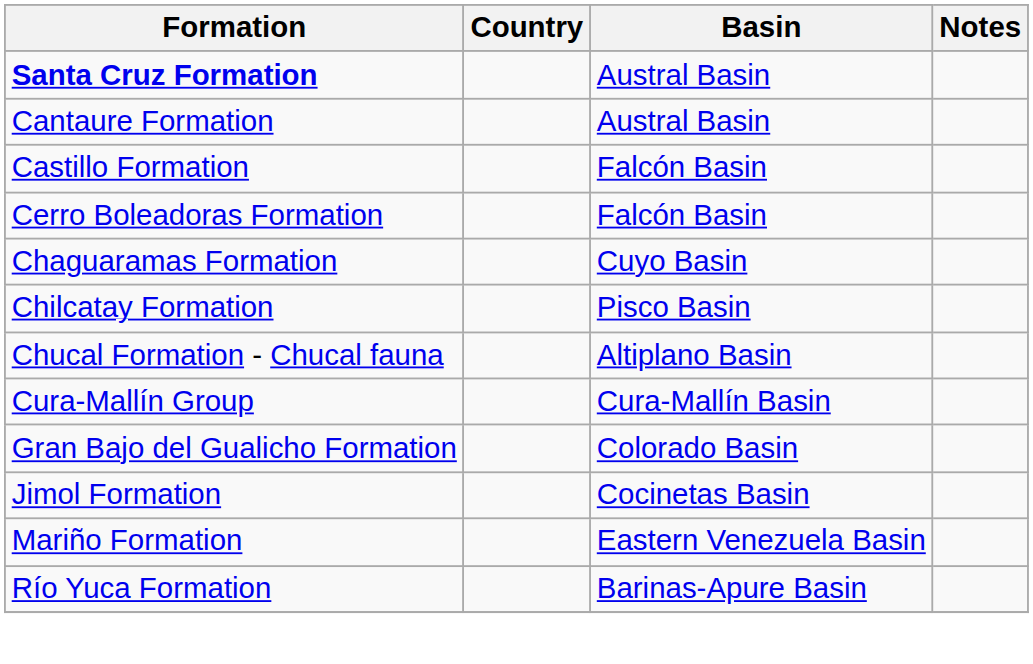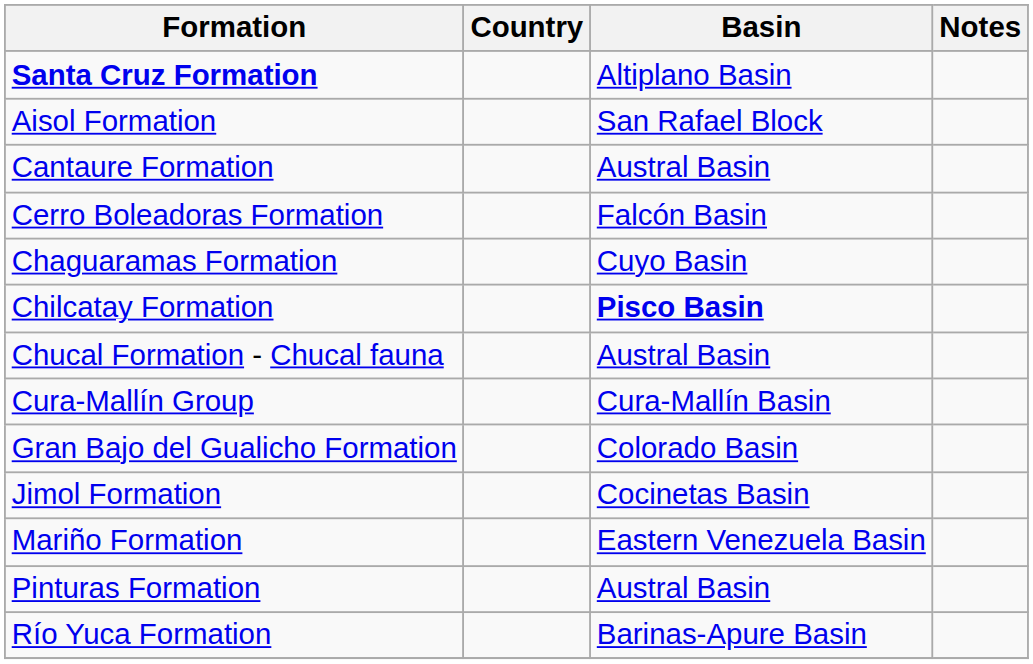(684, 74) Austral Basin -> (694, 74) Altiplano Basin
+ row: (114, 121)
- row: (130, 167)
(674, 307) normal -> (680, 307) bold
(694, 354) Altiplano Basin -> (684, 354) Austral Basin
+ row: (136, 588)
